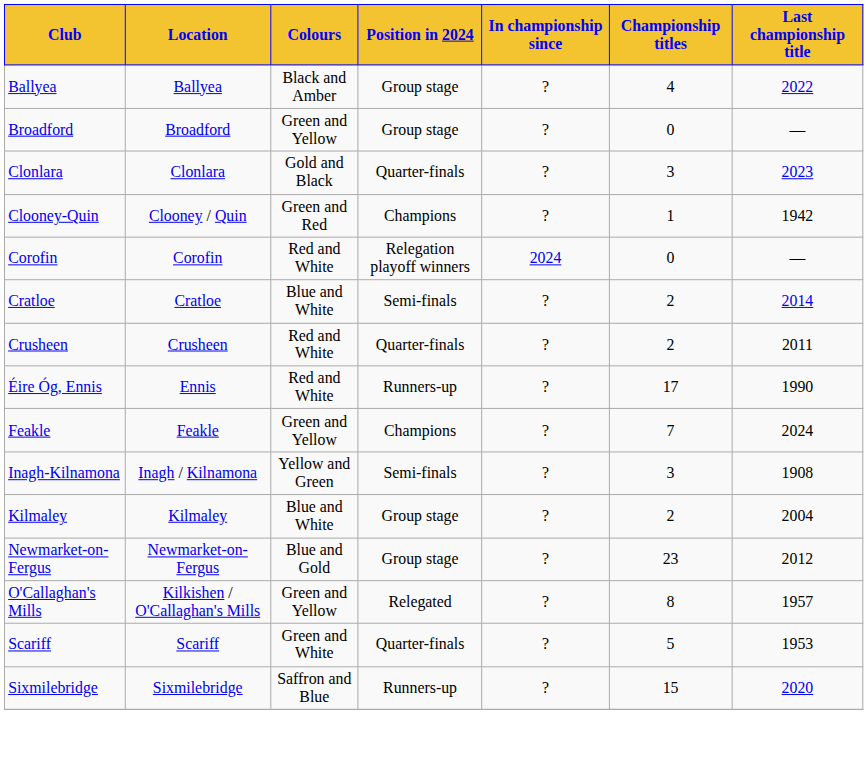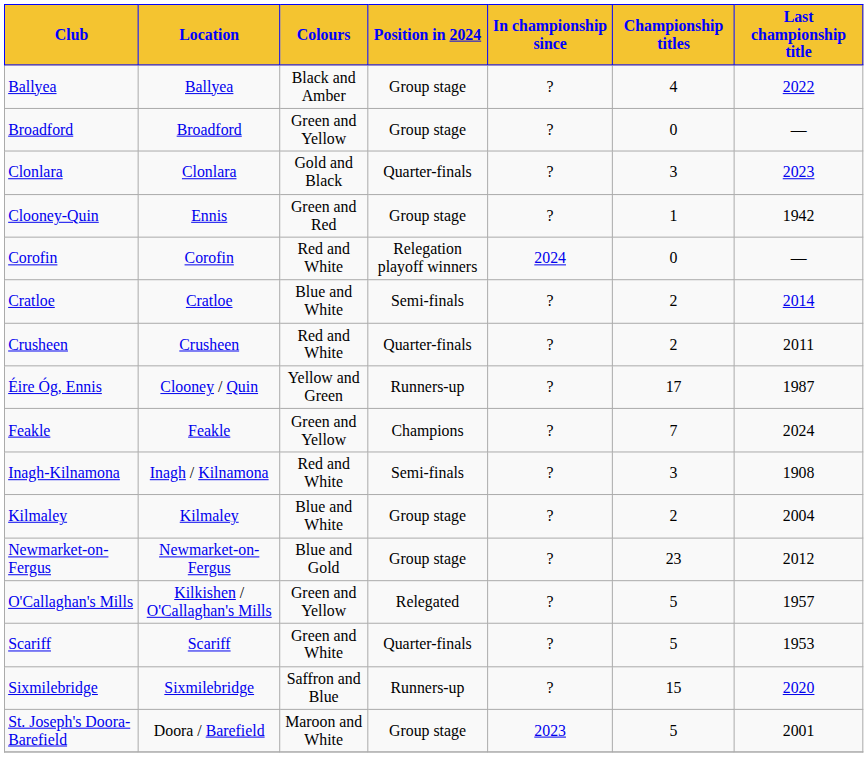(198, 215) Clooney / Quin -> (209, 215) Ennis
(420, 215) Champions -> (428, 215) Group stage
(198, 387) Ennis -> (209, 387) Clooney / Quin
(314, 387) Red and White -> (324, 387) Yellow and Green
(797, 387) 1990 -> (799, 387) 1987
(314, 473) Yellow and Green -> (324, 473) Red and White
(671, 602) 8 -> (674, 602) 5
+ row: (69, 730)
